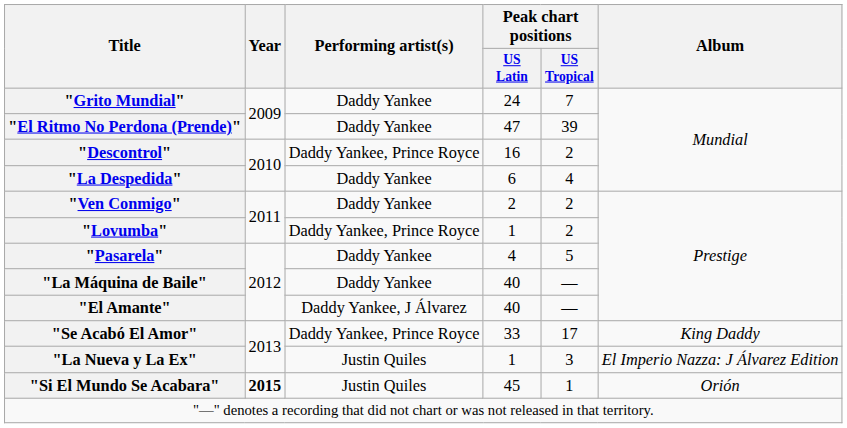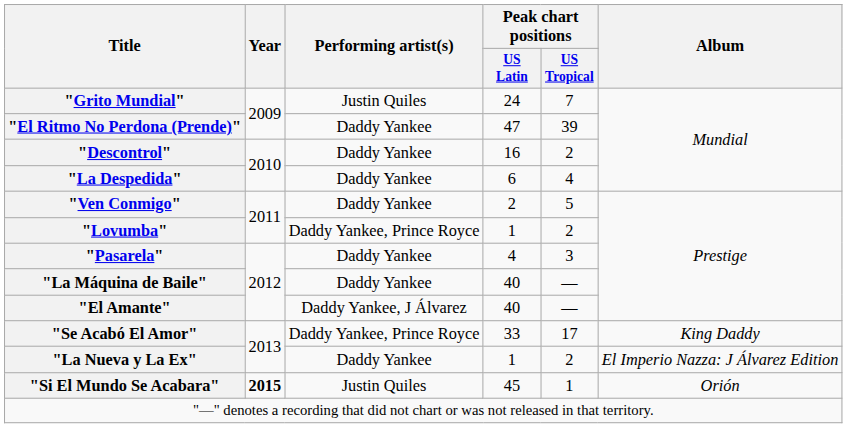(384, 100) Daddy Yankee -> (384, 100) Justin Quiles
(384, 152) Daddy Yankee, Prince Royce -> (384, 152) Daddy Yankee
(569, 204) 2 -> (569, 204) 5
(569, 256) 5 -> (569, 256) 3
(384, 359) Justin Quiles -> (384, 359) Daddy Yankee
(569, 359) 3 -> (569, 359) 2
